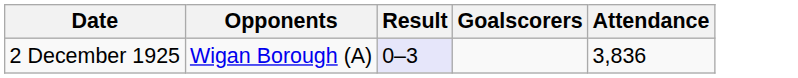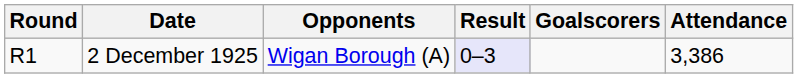+ column: (44, 21)
(619, 55) 3,836 -> (697, 55) 3,386
